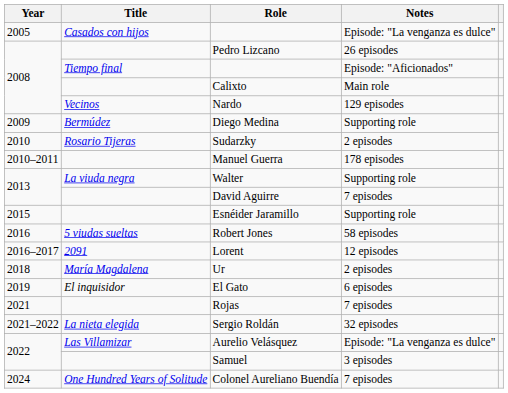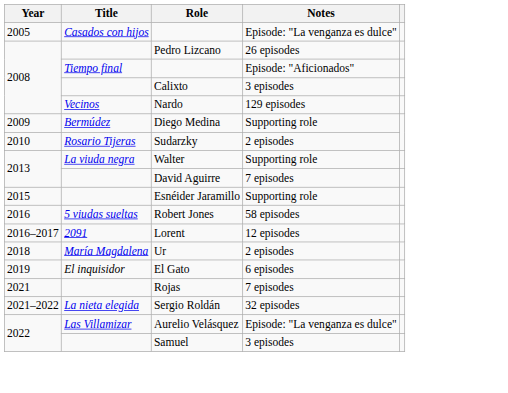(367, 86) Main role -> (269, 86) 3 episodes
- row: (33, 159)
- row: (19, 379)
